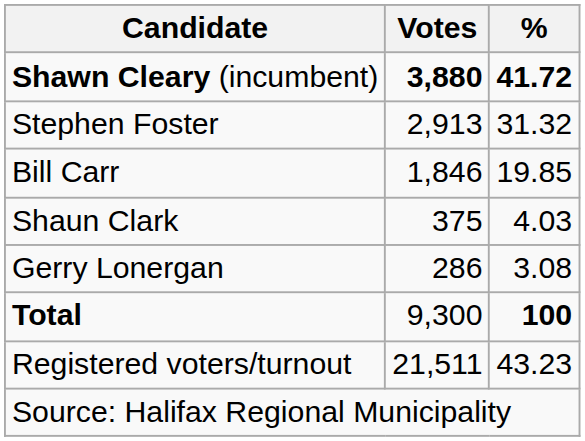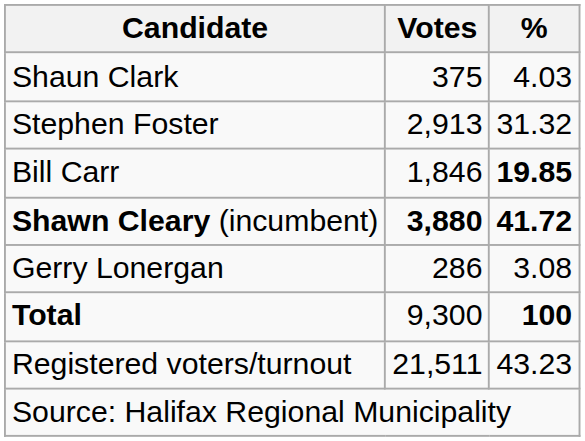rows swapped: (195, 76) <-> (95, 220)
(534, 172) normal -> (534, 172) bold
